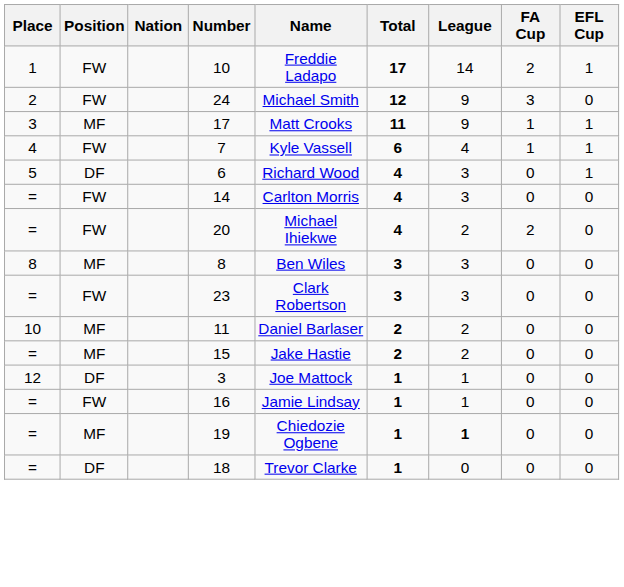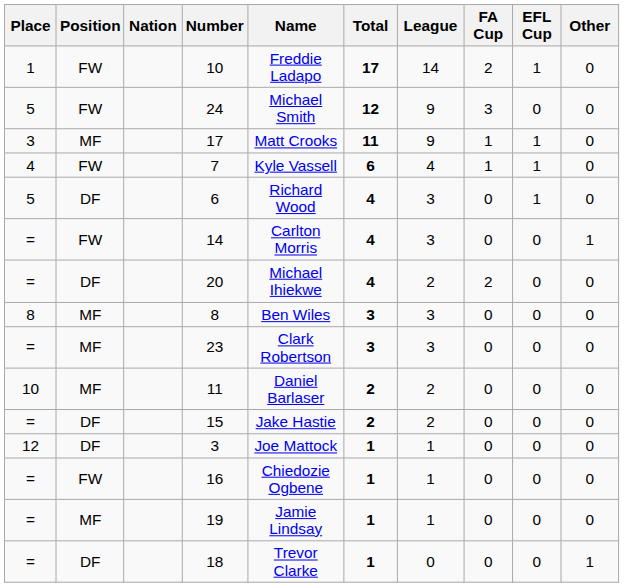+ column: (590, 25)
(32, 100) 2 -> (30, 108) 5
(94, 230) FW -> (90, 281) DF
(94, 296) FW -> (90, 347) MF
(94, 353) MF -> (90, 422) DF
(311, 401) Jamie Lindsay -> (296, 479) Chiedozie Ogbene
(311, 434) Chiedozie Ogbene -> (296, 520) Jamie Lindsay
(465, 434) bold -> (430, 520) normal
